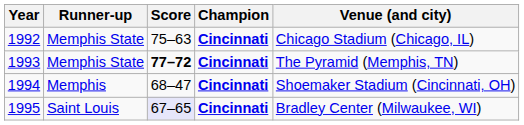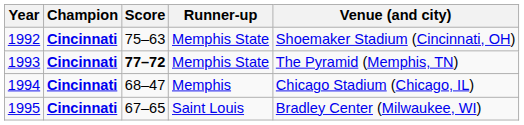columns swapped: (234, 16) <-> (95, 16)
(375, 39) Chicago Stadium (Chicago, IL) -> (396, 39) Shoemaker Stadium (Cincinnati, OH)
(396, 85) Shoemaker Stadium (Cincinnati, OH) -> (375, 85) Chicago Stadium (Chicago, IL)
(171, 108) lavender background -> (145, 108) no background
